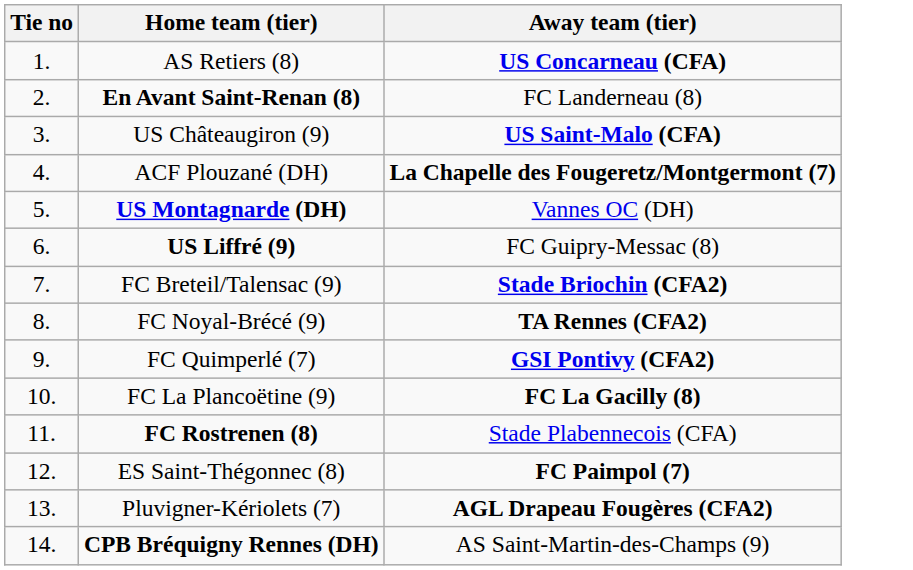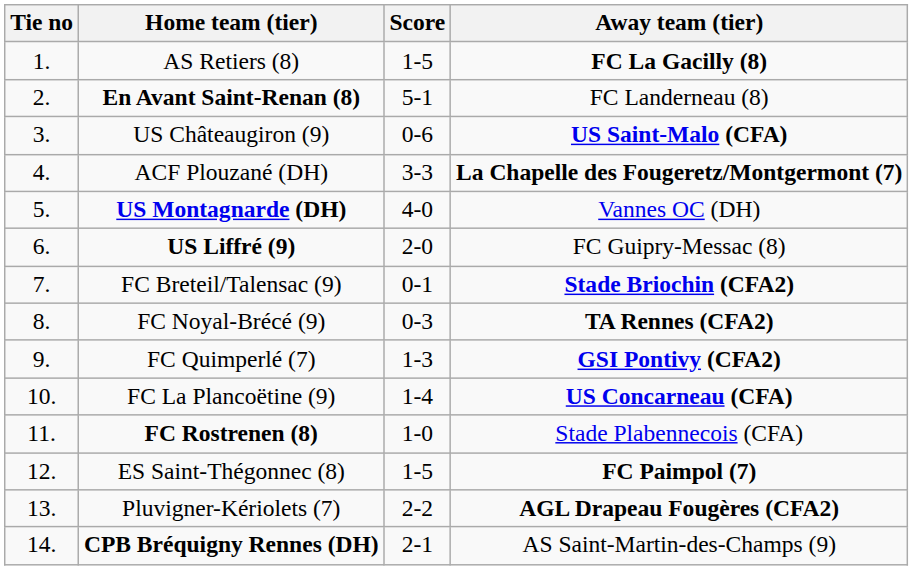+ column: (417, 23)
(613, 60) US Concarneau (CFA) -> (679, 60) FC La Gacilly (8)
(613, 396) FC La Gacilly (8) -> (679, 396) US Concarneau (CFA)
